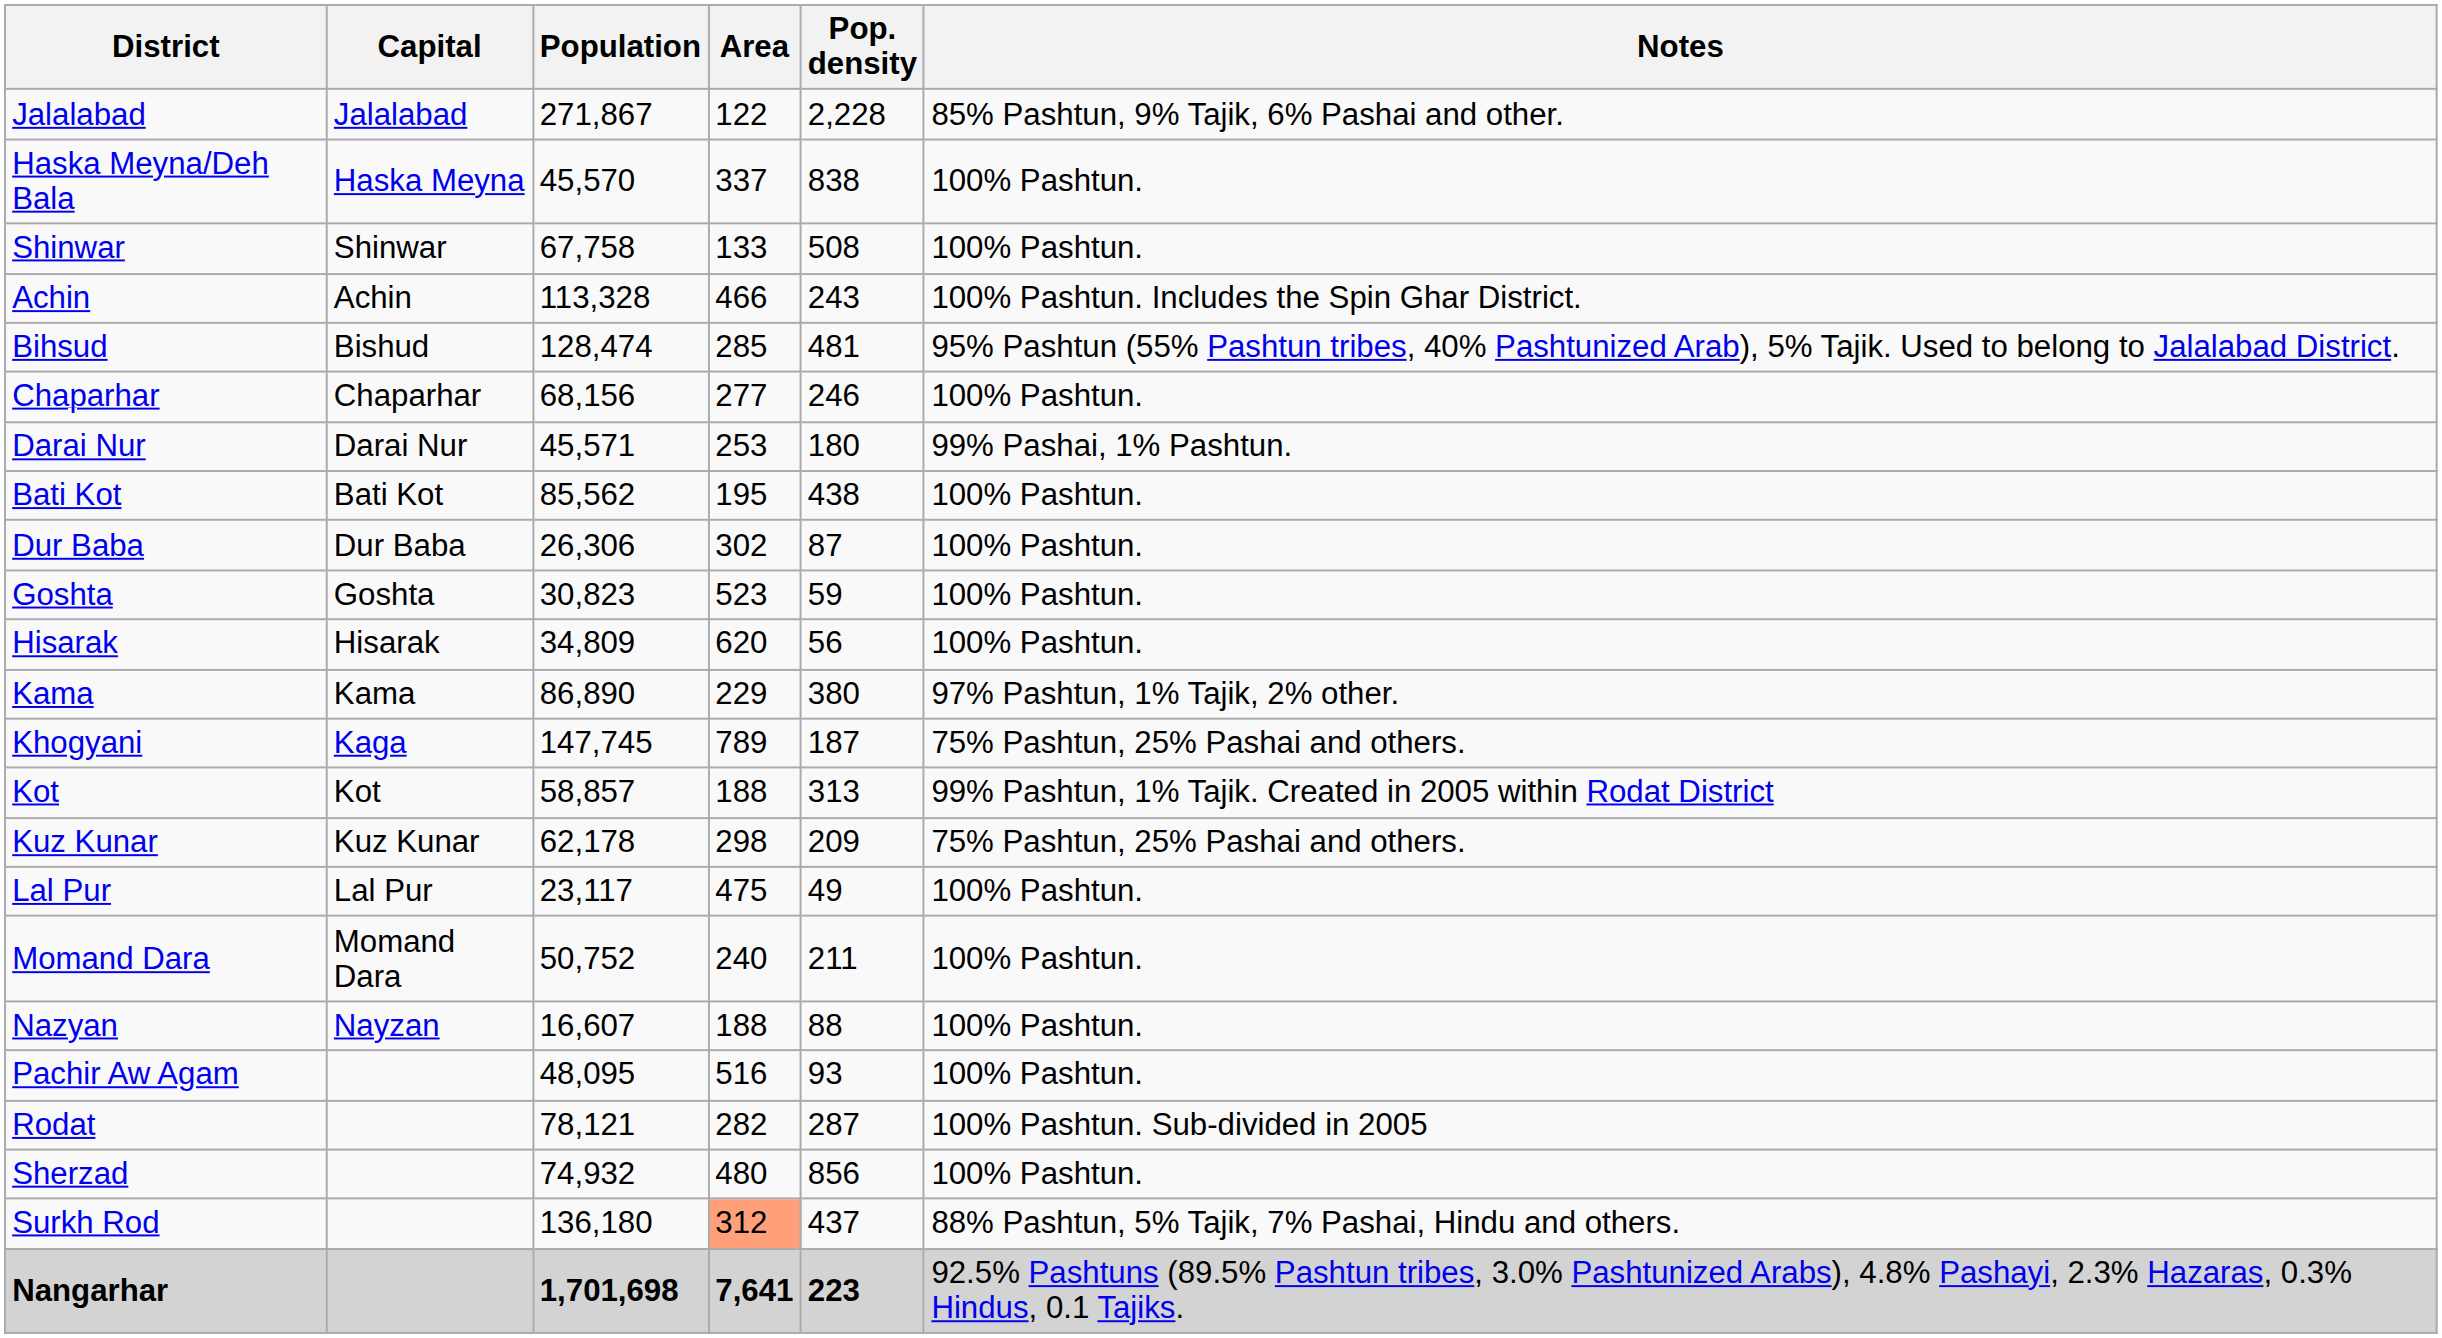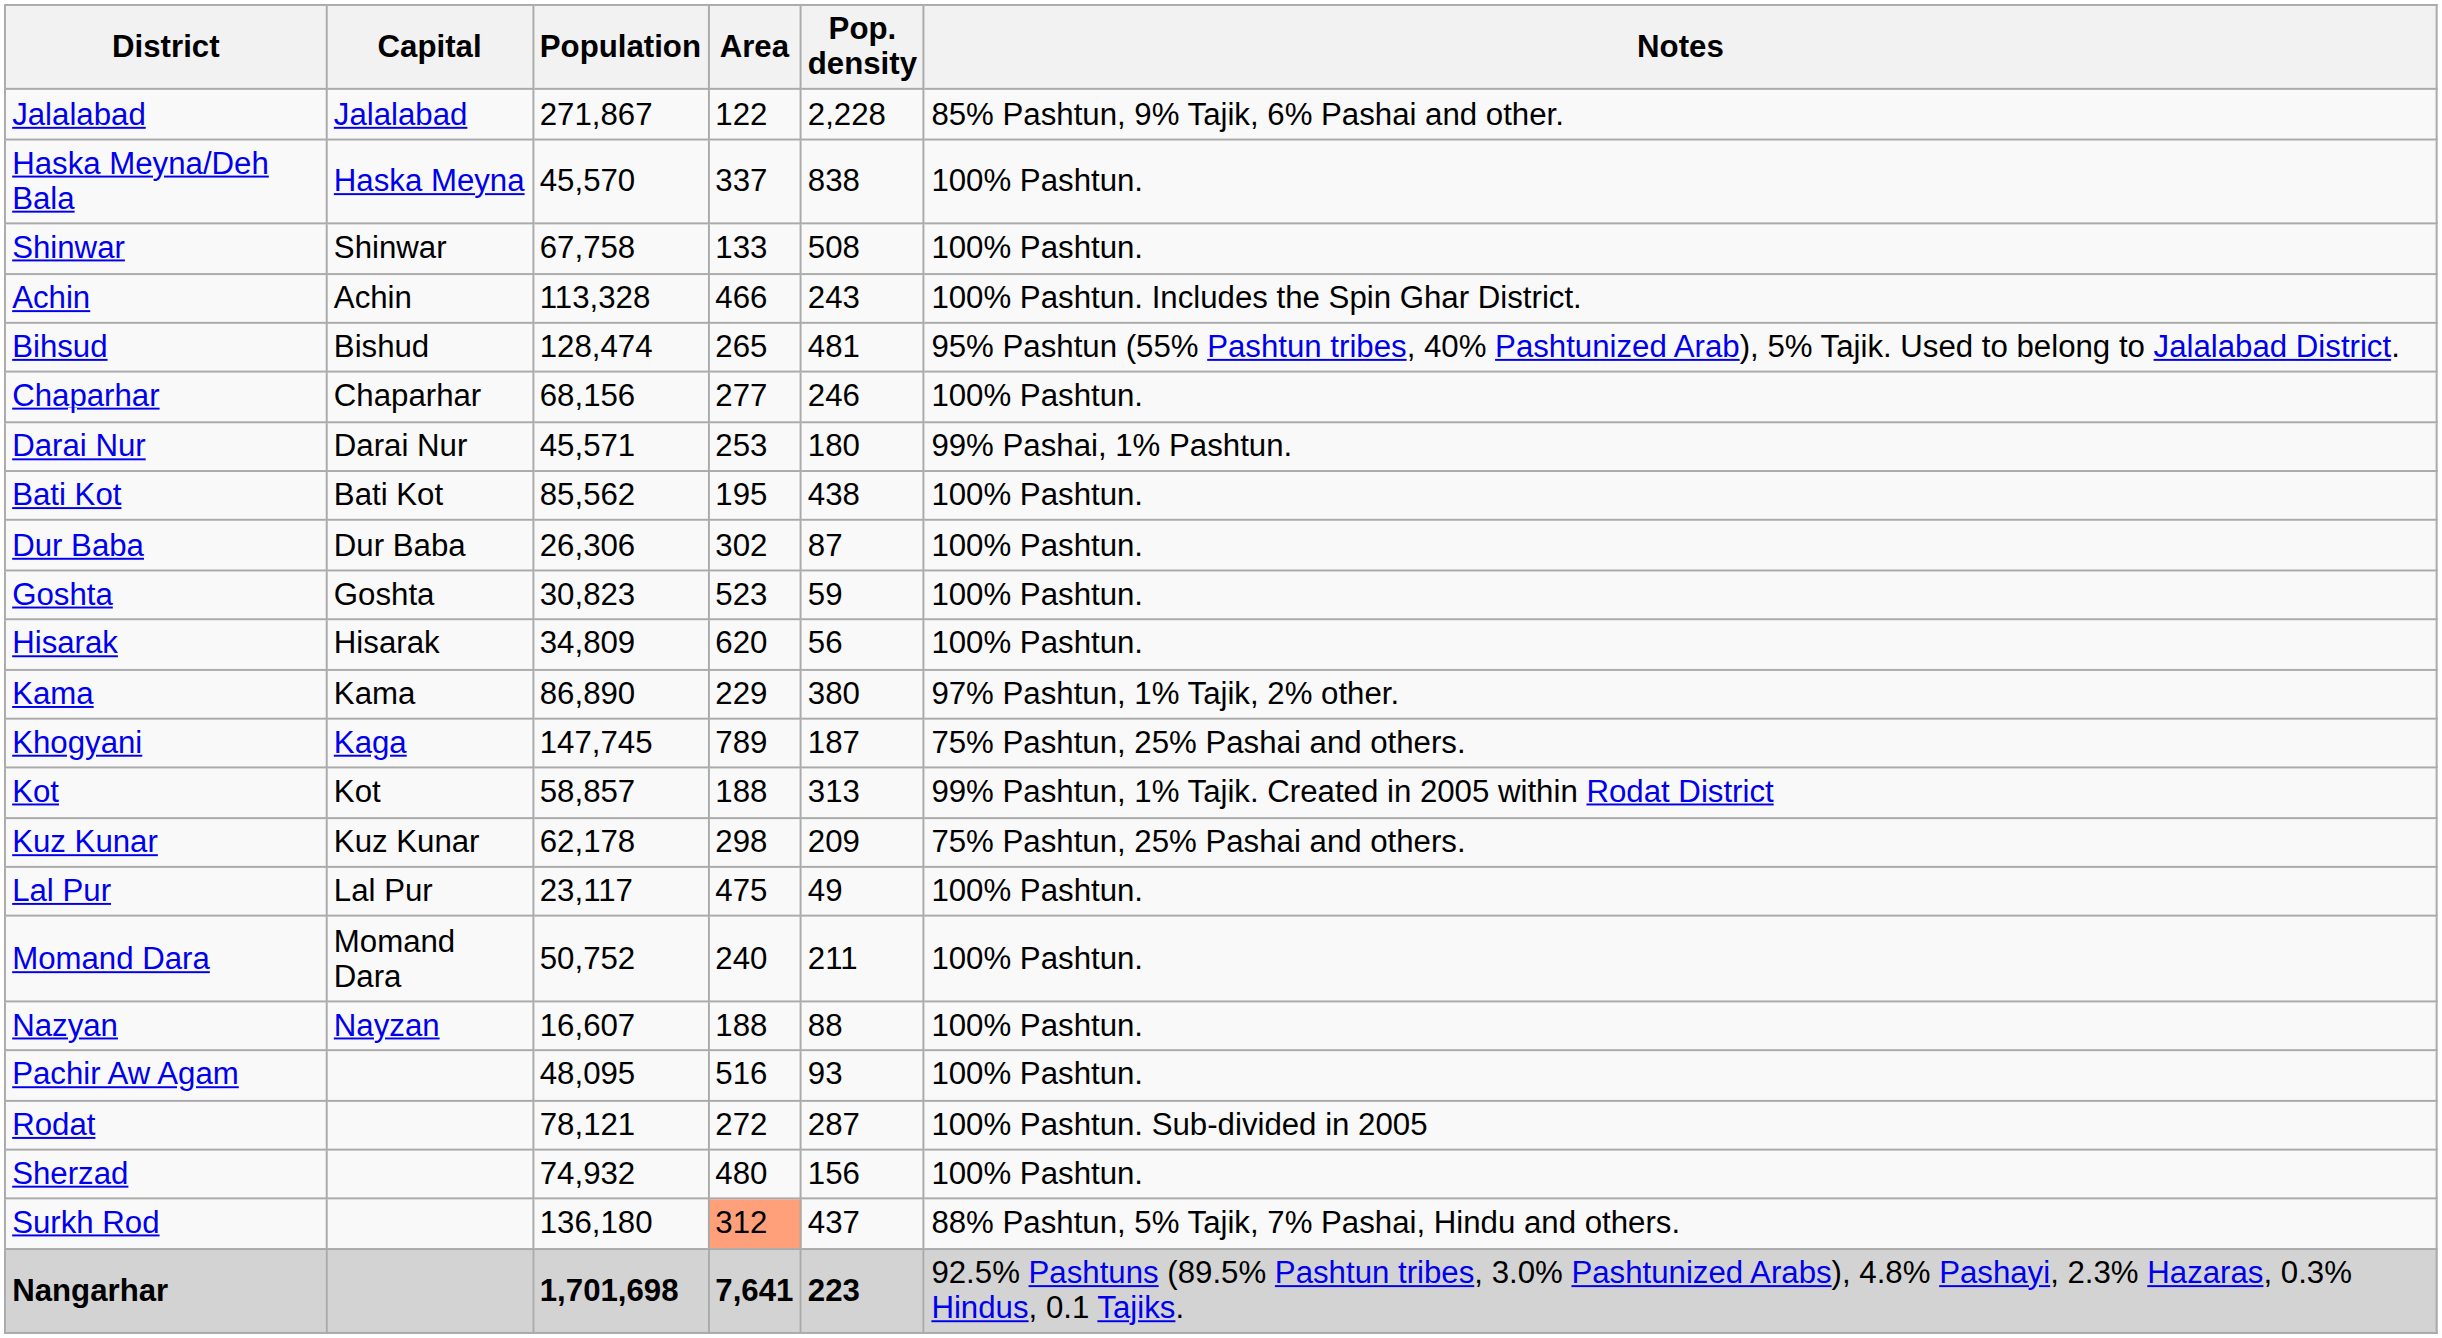(741, 346) 285 -> (741, 346) 265
(741, 1124) 282 -> (741, 1124) 272
(834, 1173) 856 -> (834, 1173) 156
